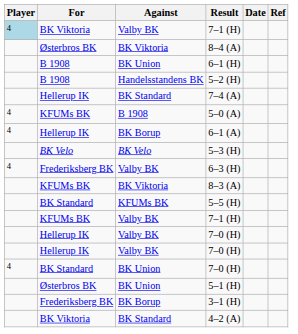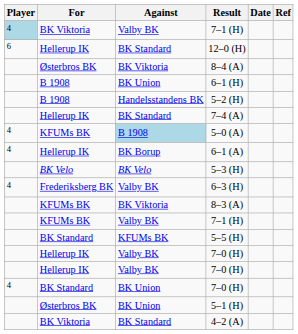+ row: (64, 49)
(133, 114) no background -> (133, 133) lightblue background
rows swapped: (65, 218) <-> (66, 202)
- row: (77, 302)
